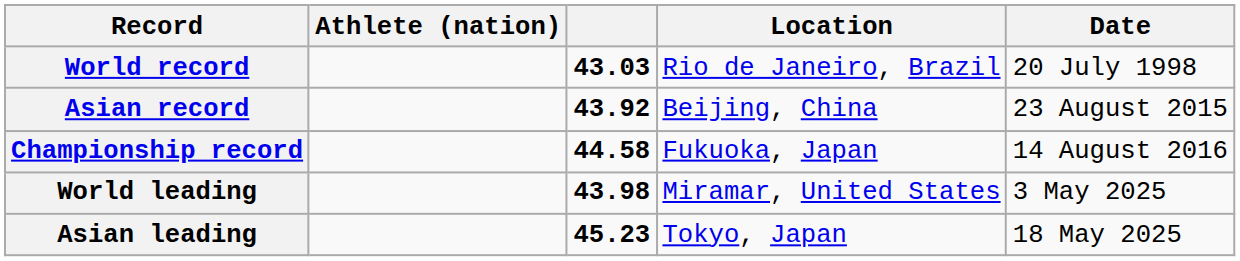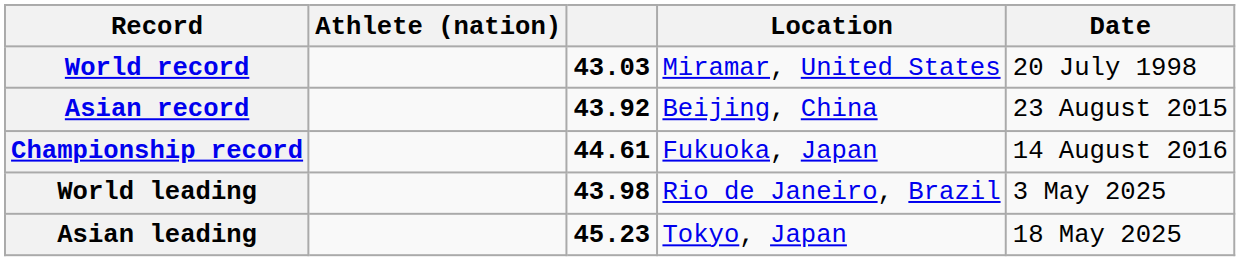(832, 68) Rio de Janeiro, Brazil -> (832, 68) Miramar, United States
(612, 151) 44.58 -> (612, 151) 44.61
(832, 193) Miramar, United States -> (832, 193) Rio de Janeiro, Brazil
